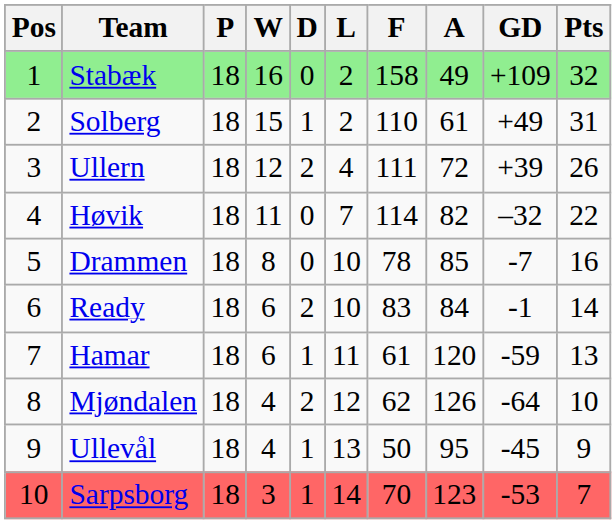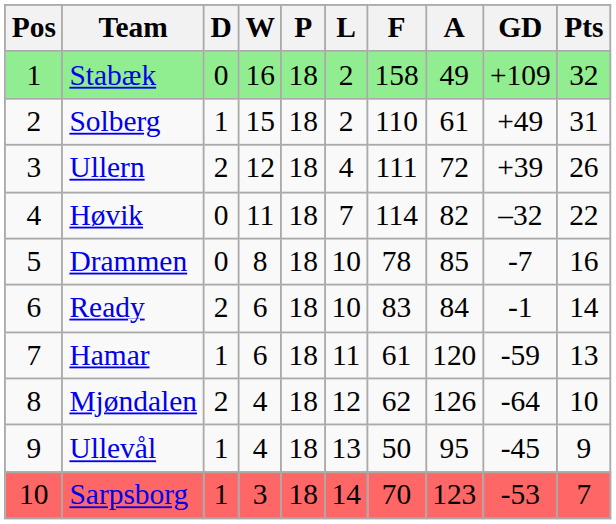columns swapped: (225, 27) <-> (307, 27)
